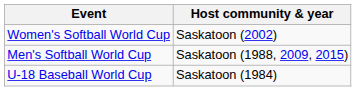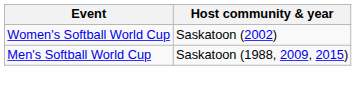- row: (79, 75)
